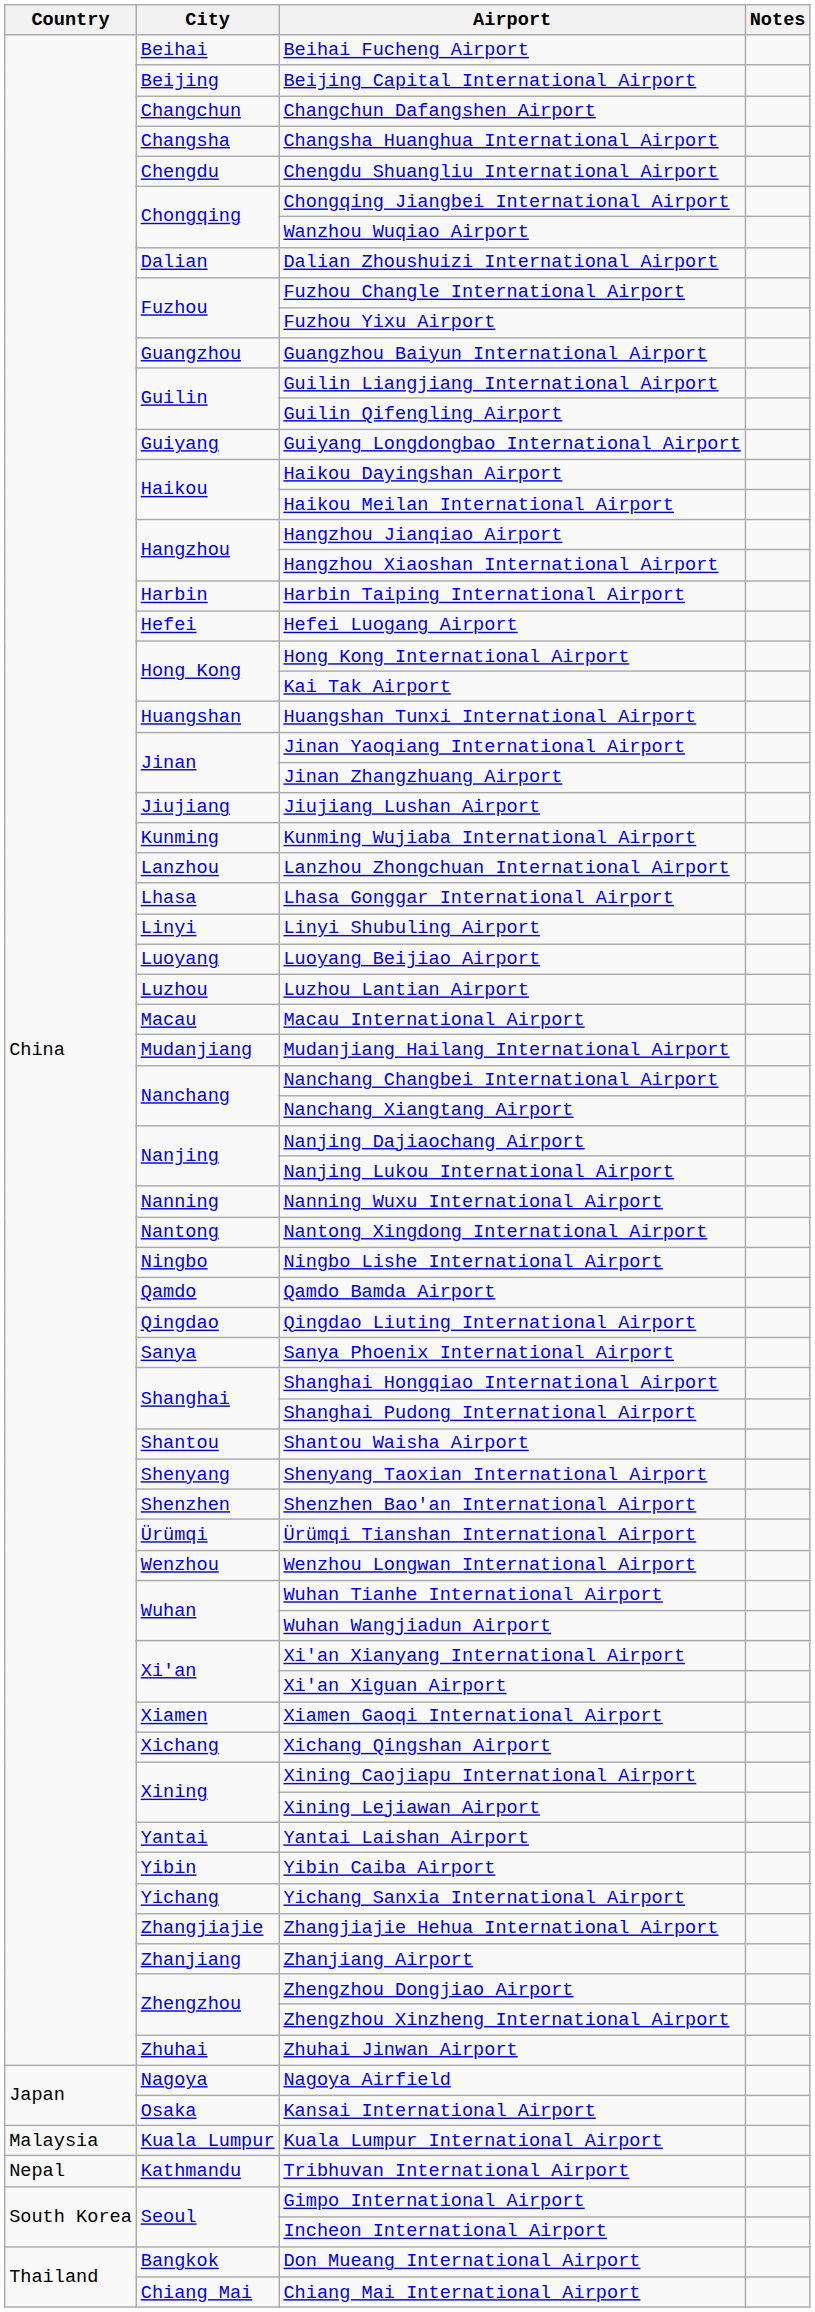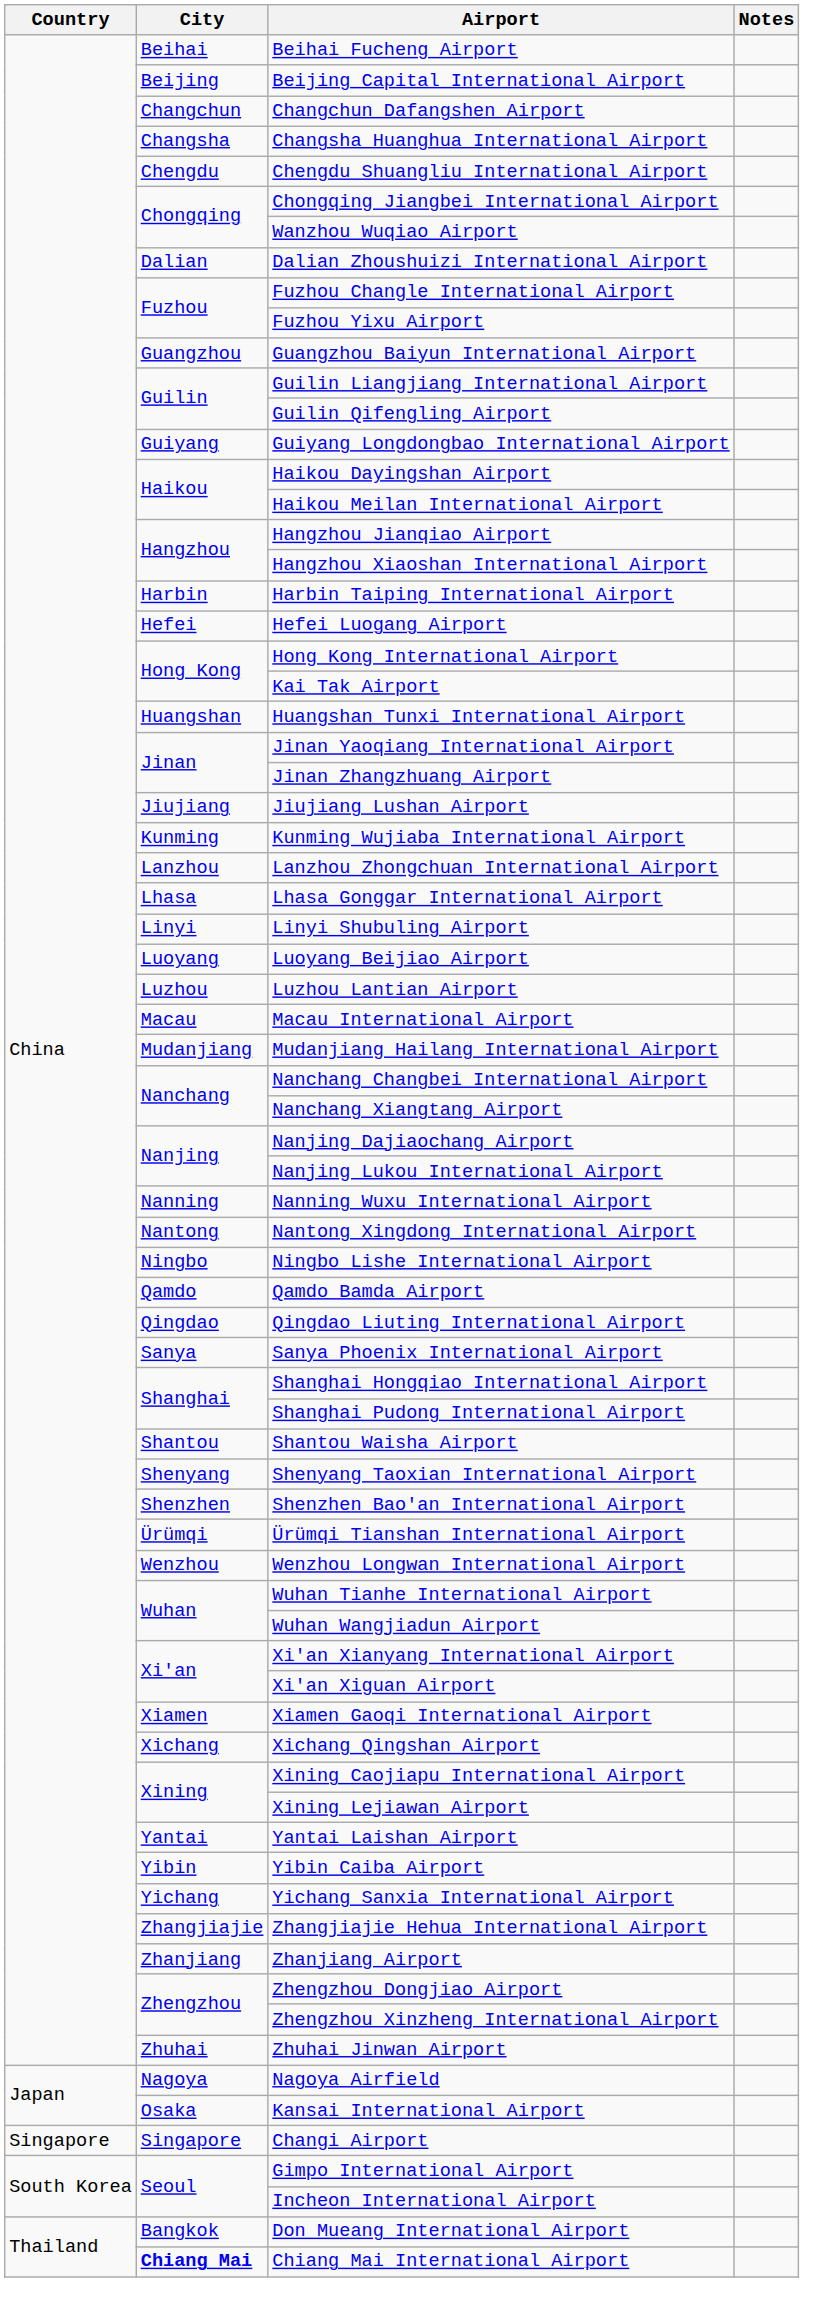- row: (473, 2141)
- row: (456, 2171)
+ row: (350, 2141)
(197, 2292) normal -> (197, 2262) bold
